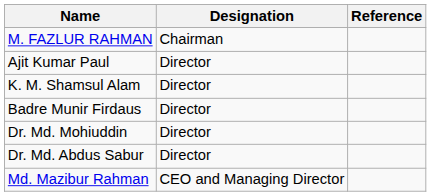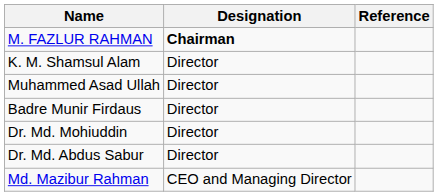(191, 39) normal -> (201, 39) bold
- row: (59, 62)
+ row: (84, 86)
